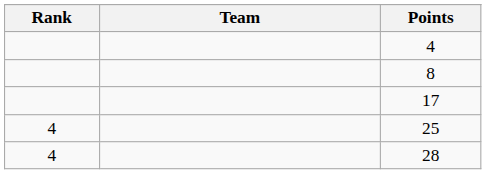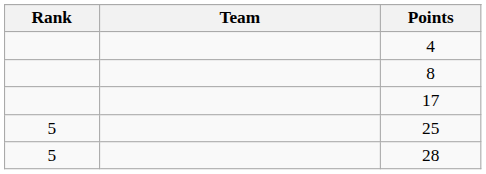(52, 127) 4 -> (52, 127) 5
(52, 155) 4 -> (52, 155) 5
